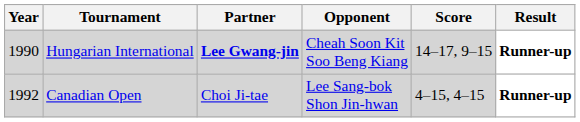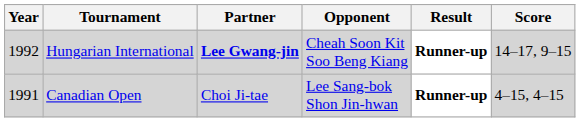columns swapped: (454, 17) <-> (535, 17)
(24, 52) 1990 -> (24, 52) 1992
(24, 95) 1992 -> (24, 95) 1991
